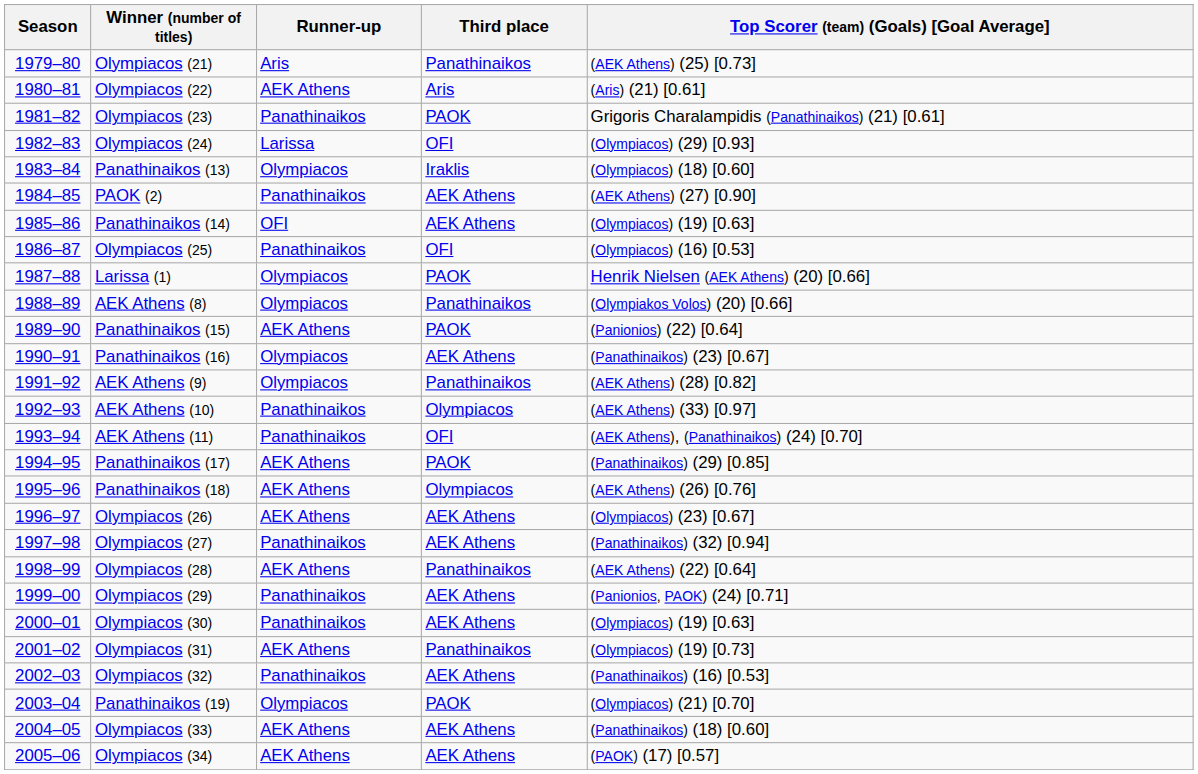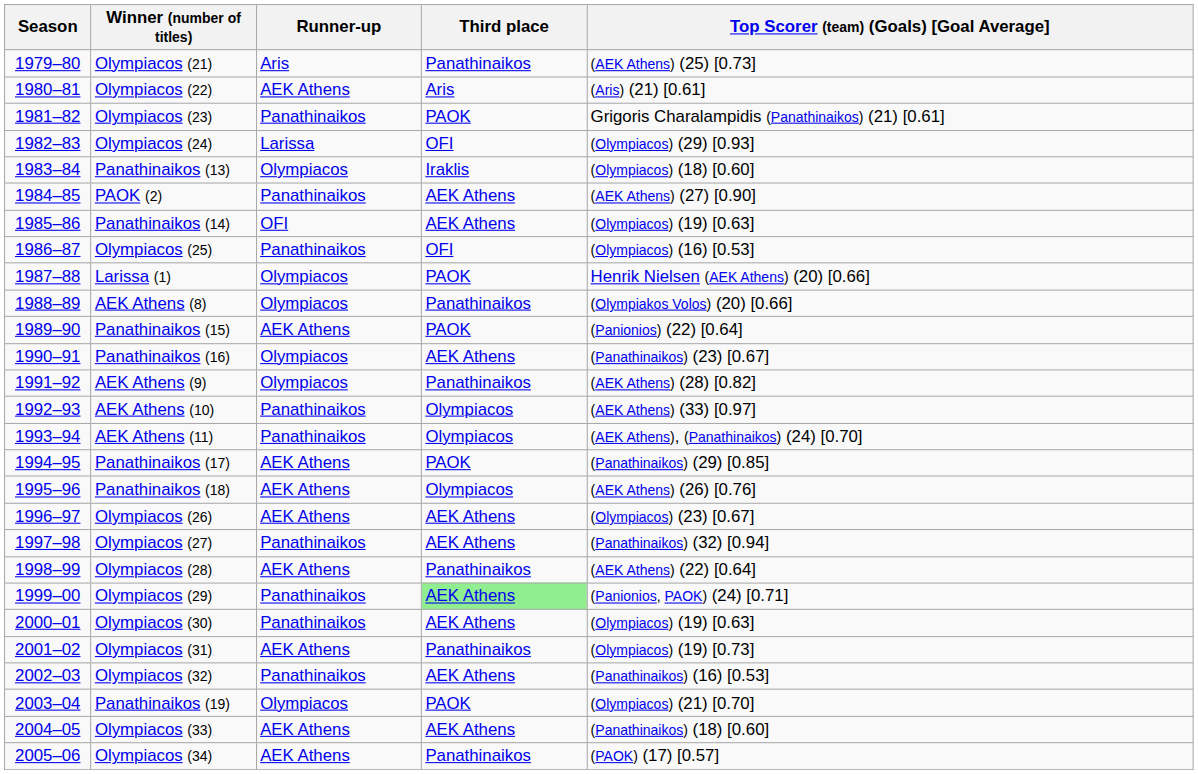(439, 436) OFI -> (469, 436) Olympiacos
(470, 596) no background -> (470, 596) lightgreen background
(470, 756) AEK Athens -> (478, 756) Panathinaikos
